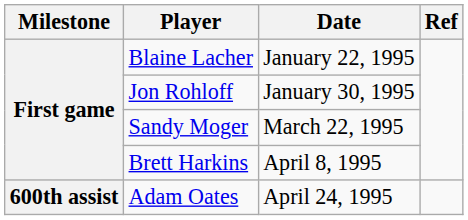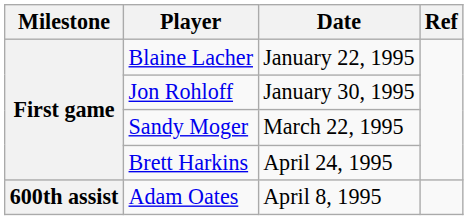(322, 162) April 8, 1995 -> (328, 162) April 24, 1995
(328, 197) April 24, 1995 -> (322, 197) April 8, 1995
